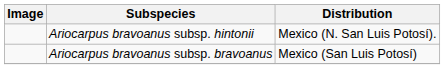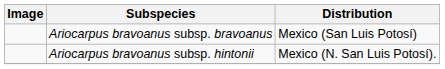rows swapped: (161, 53) <-> (151, 34)
